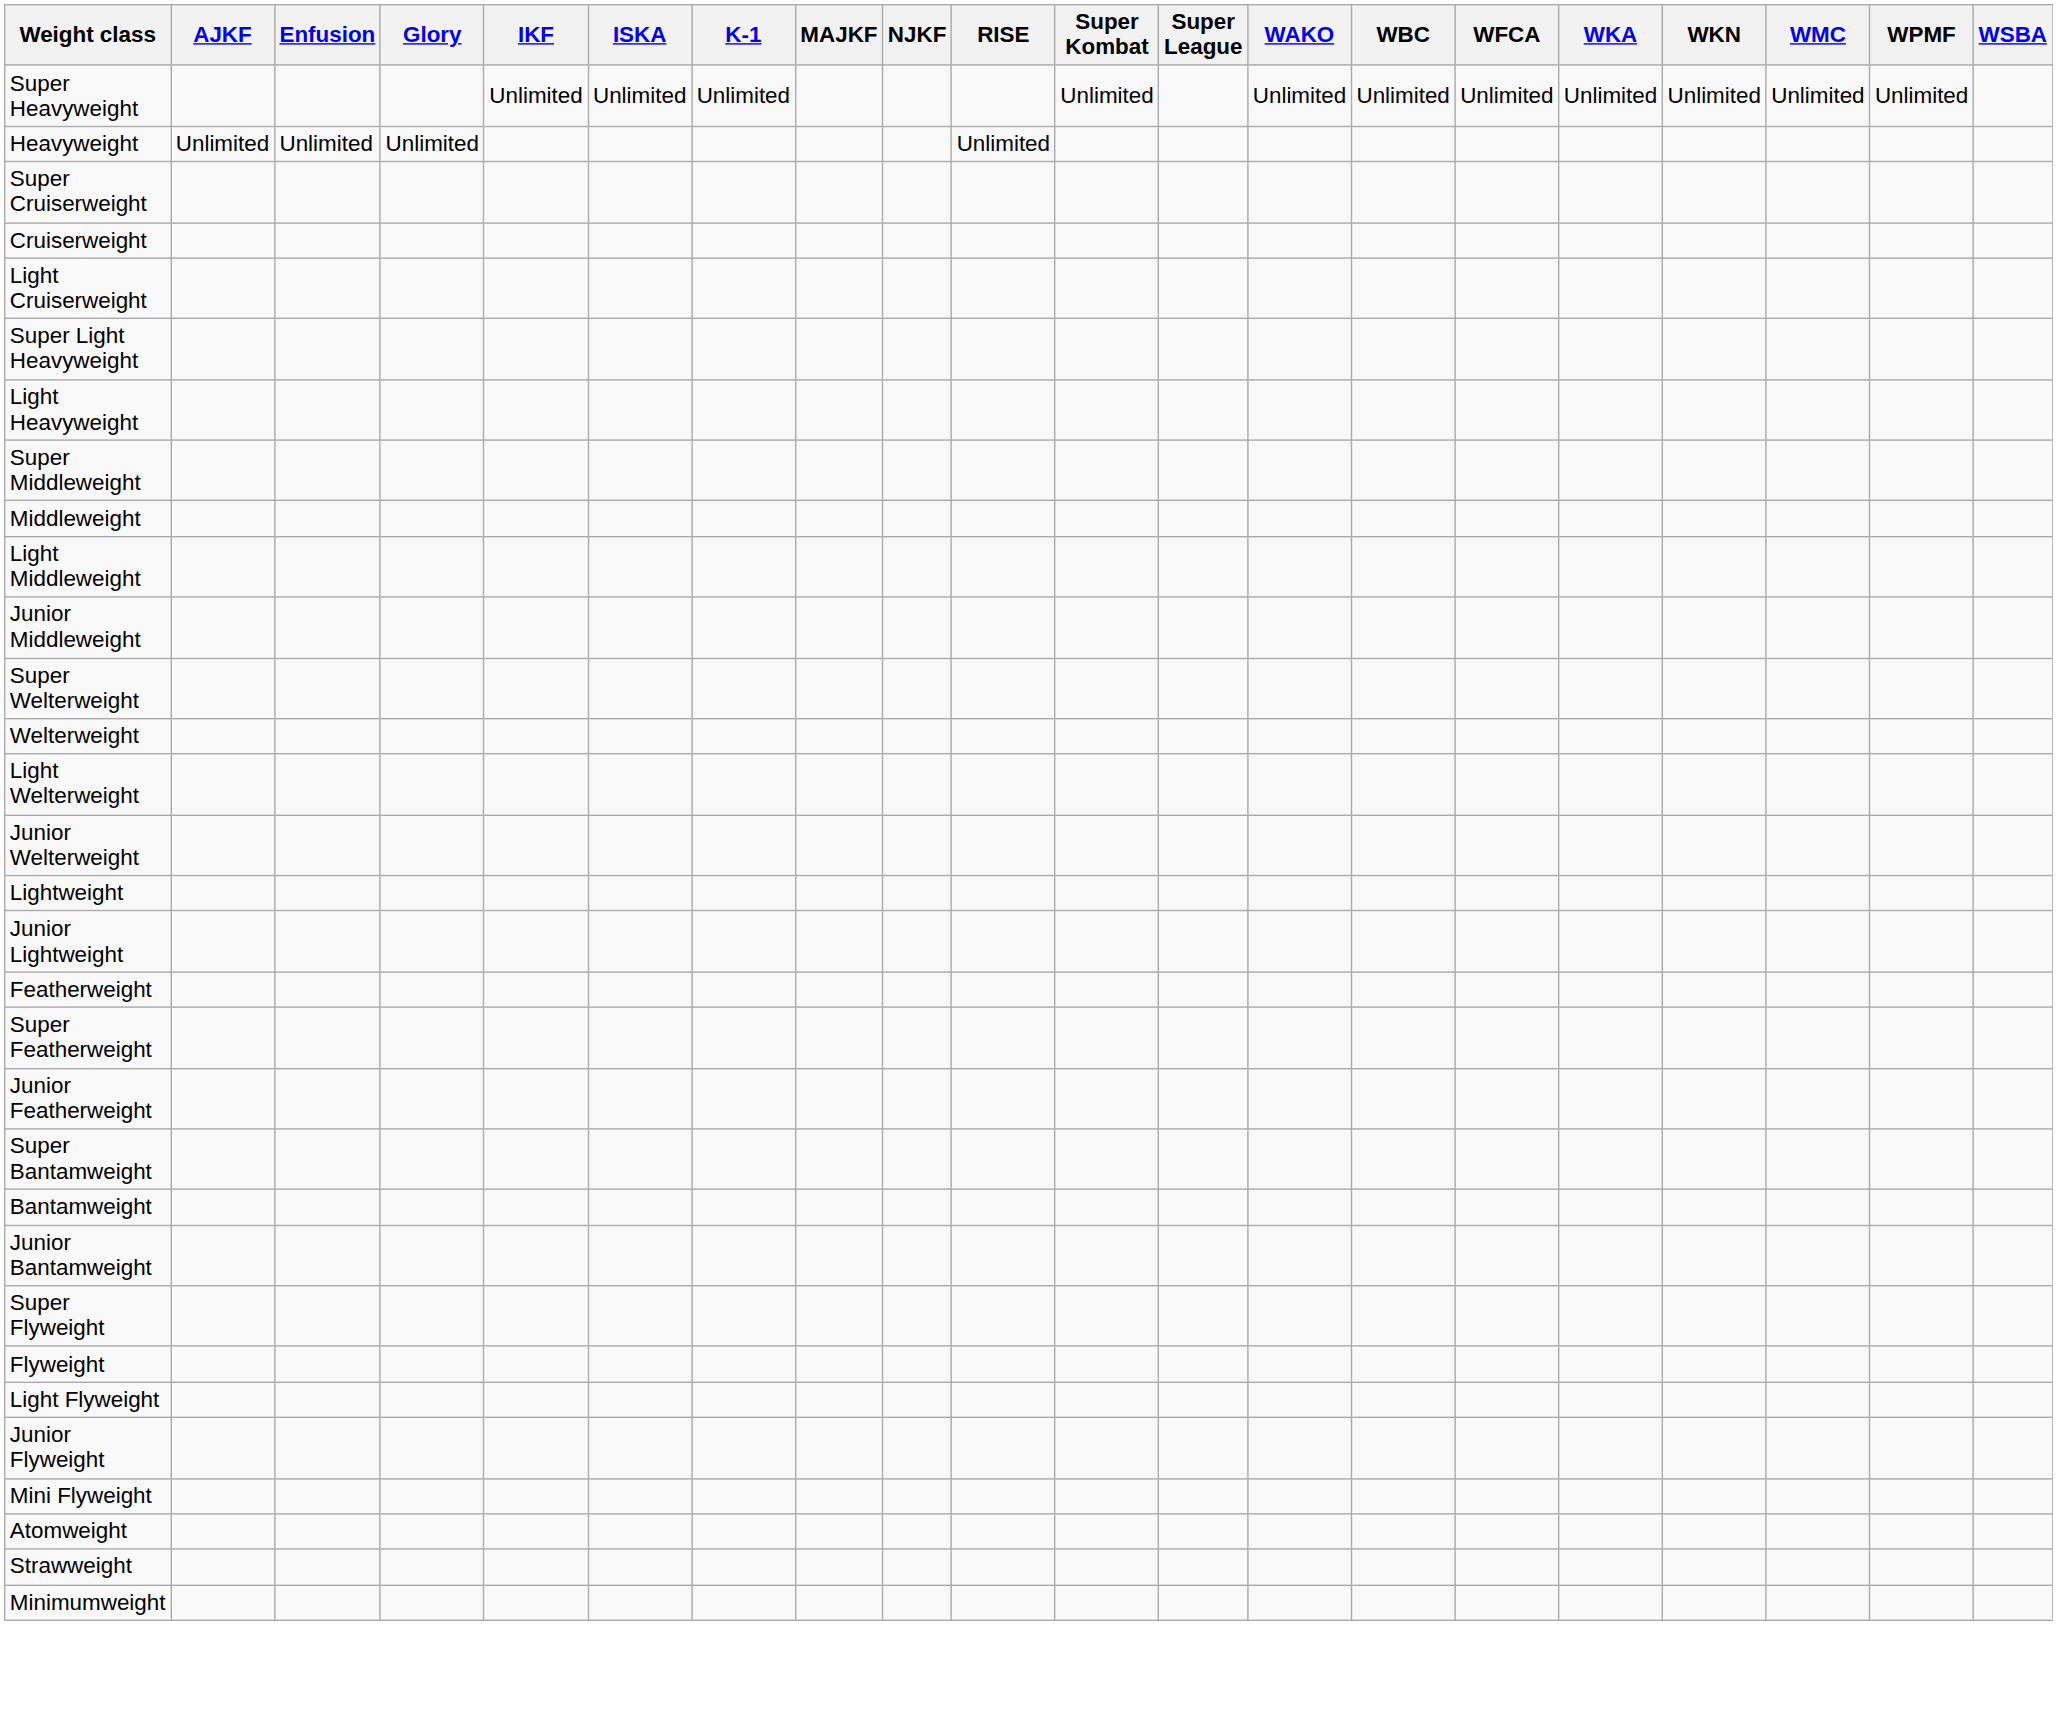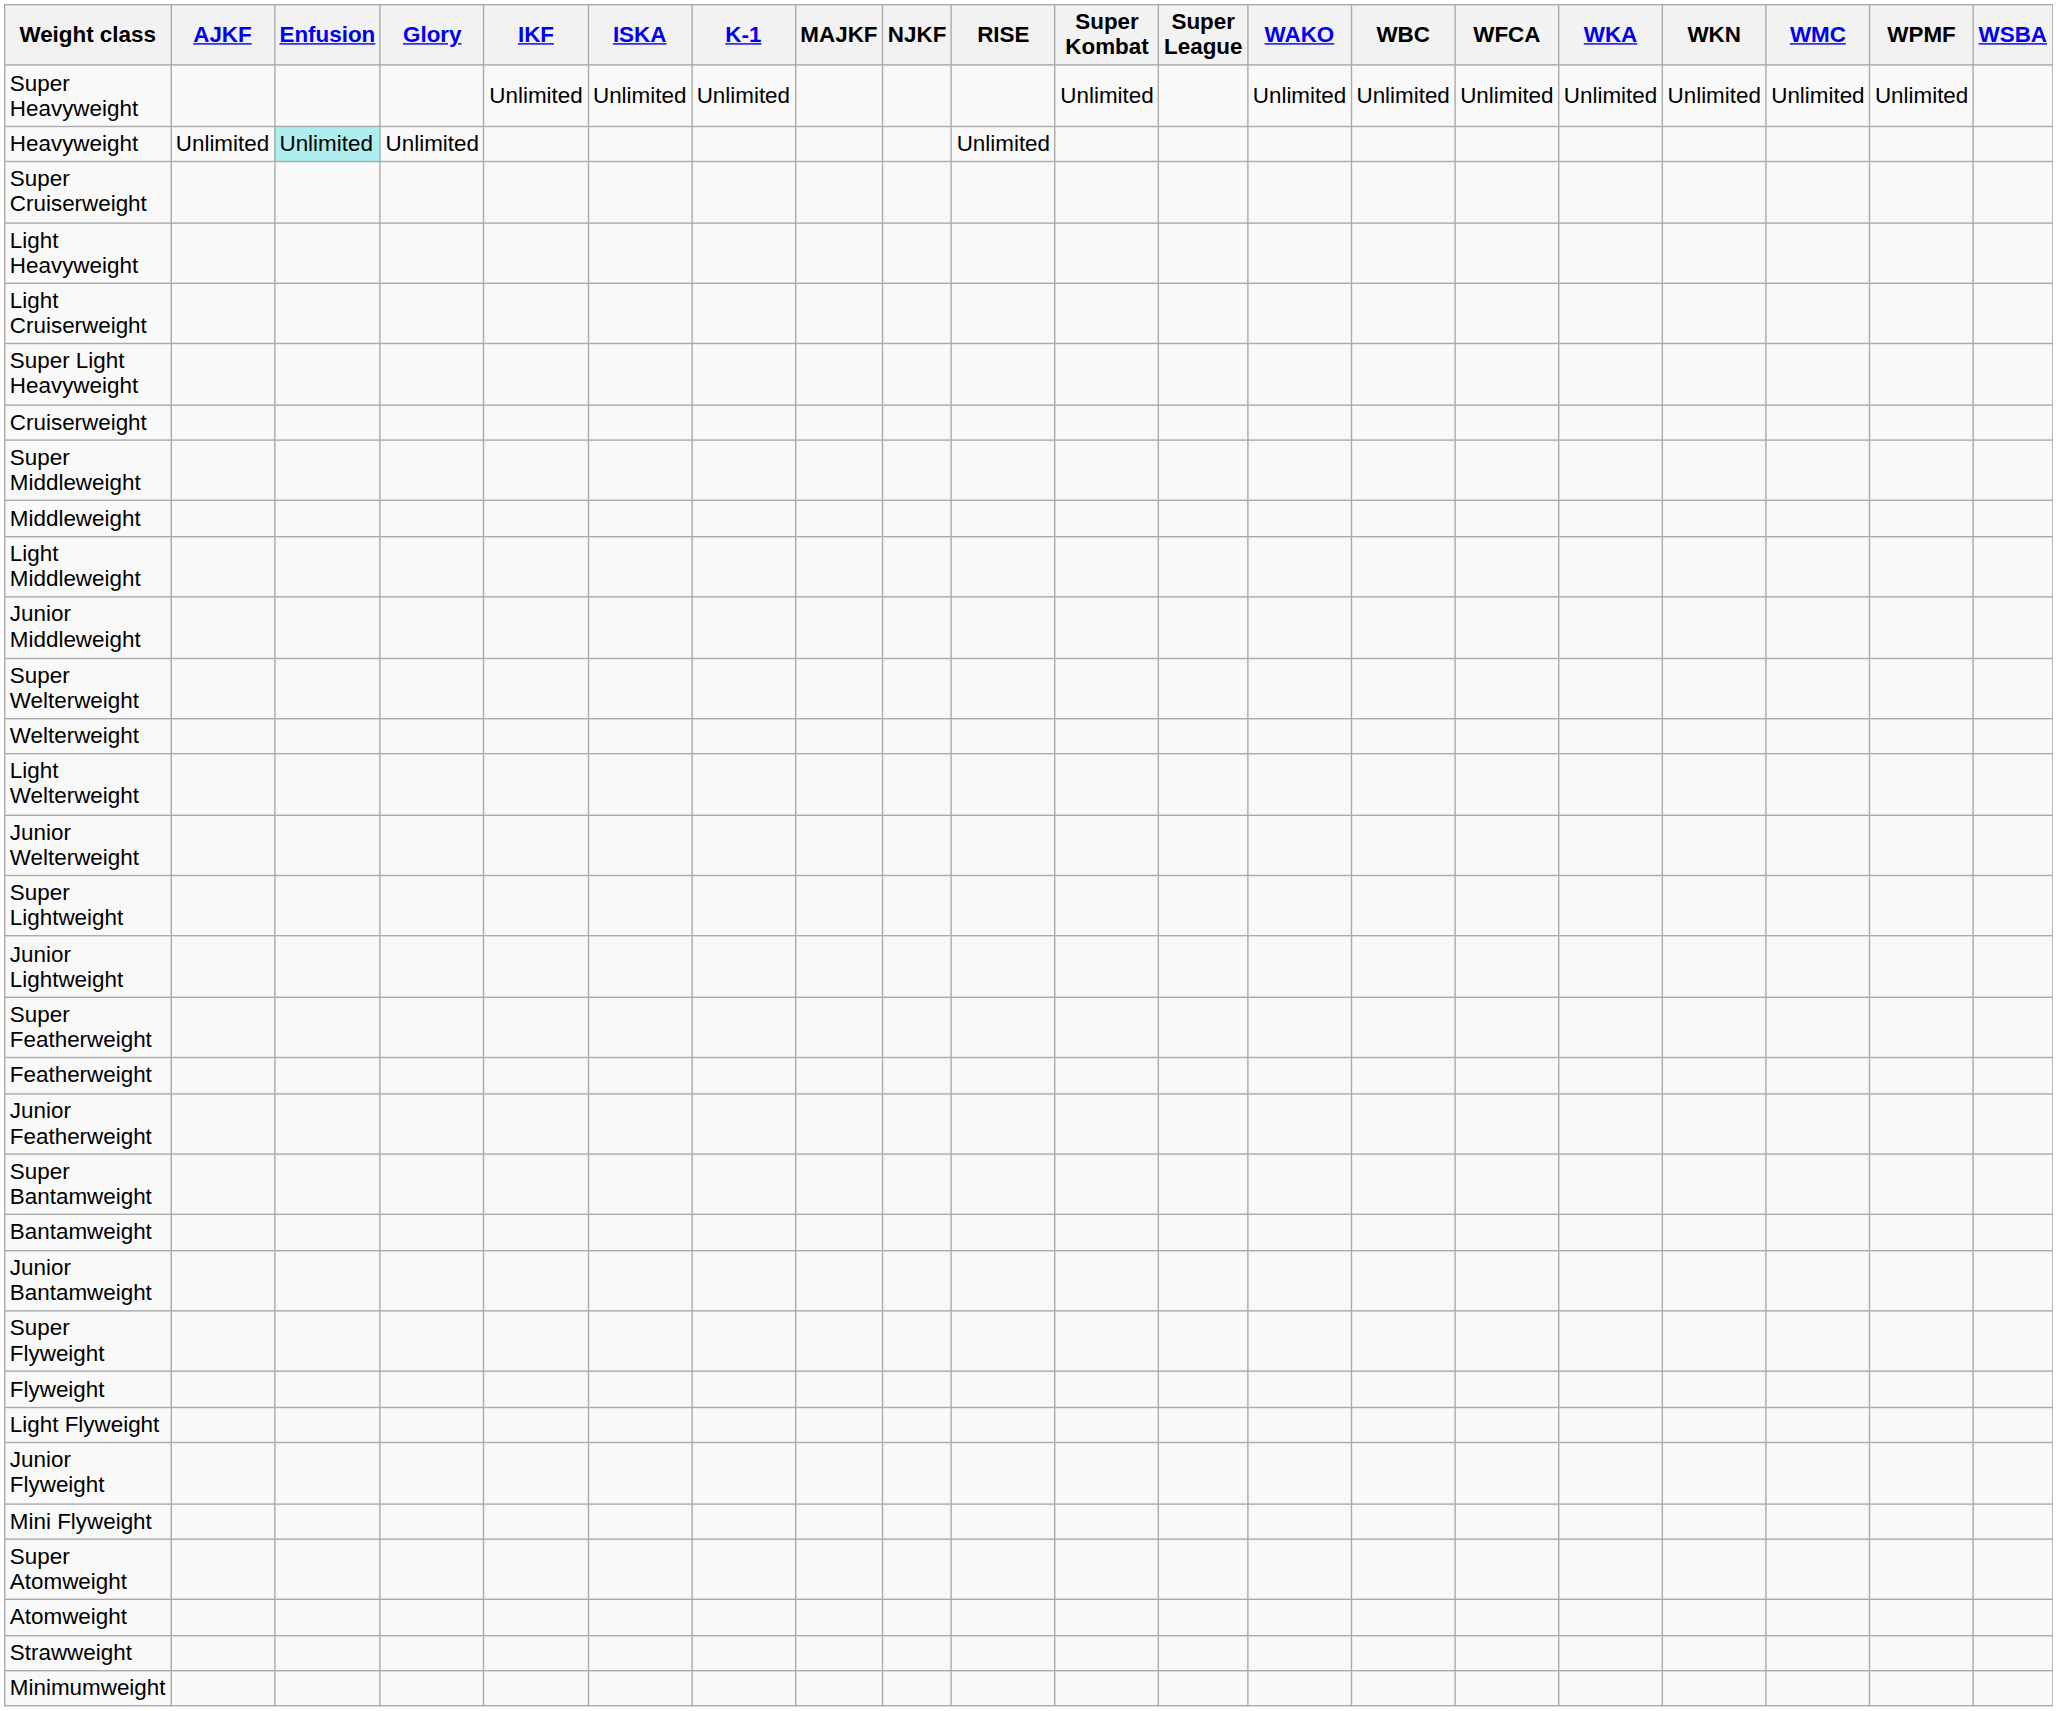(326, 143) no background -> (326, 143) paleturquoise background
rows swapped: (78, 239) <-> (74, 409)
+ row: (67, 905)
- row: (67, 893)
rows swapped: (81, 1037) <-> (81, 989)
+ row: (68, 1569)
